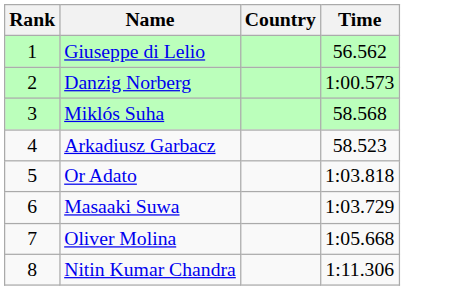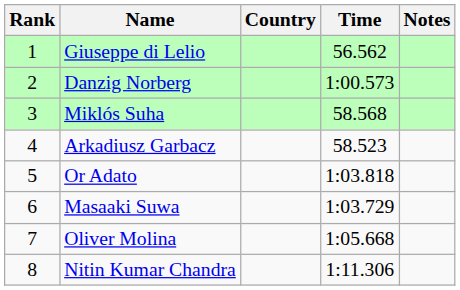+ column: (427, 20)
